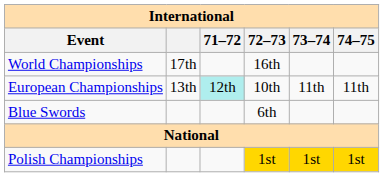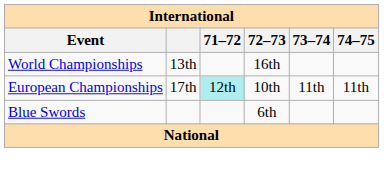(183, 64) 17th -> (183, 64) 13th
(183, 87) 13th -> (183, 87) 17th
- row: (75, 159)
